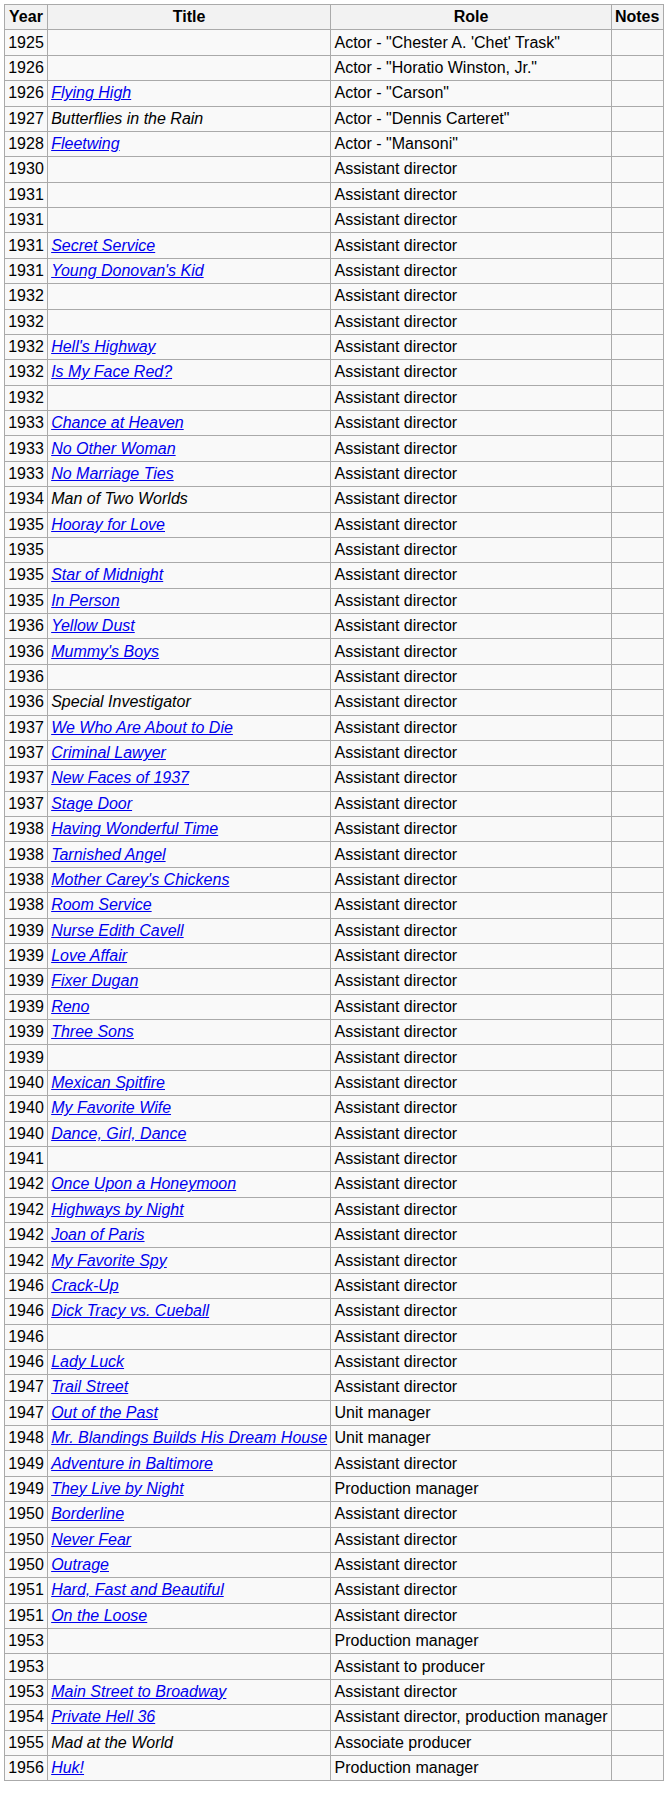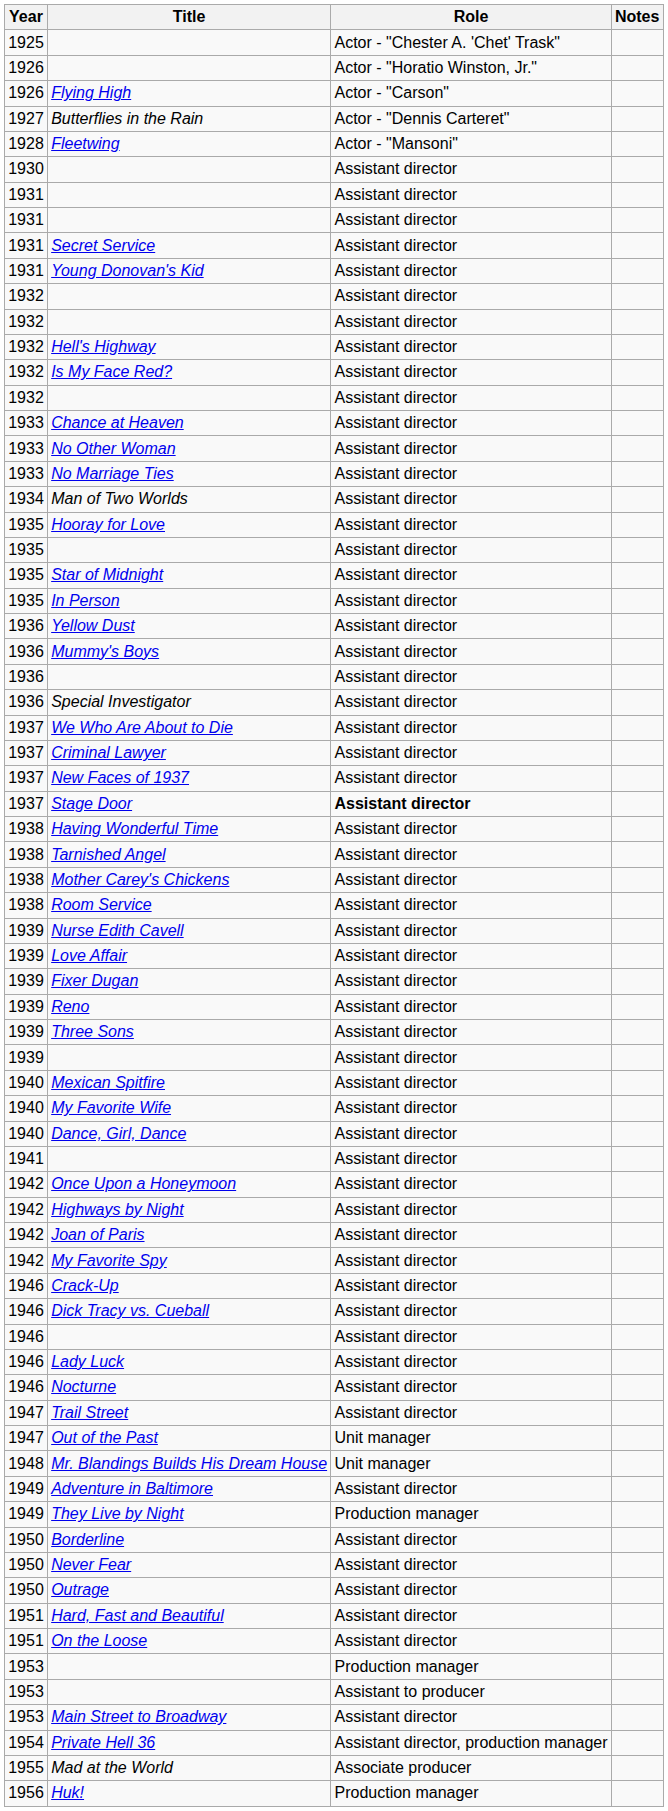(396, 803) normal -> (403, 803) bold
+ row: (26, 1387)
